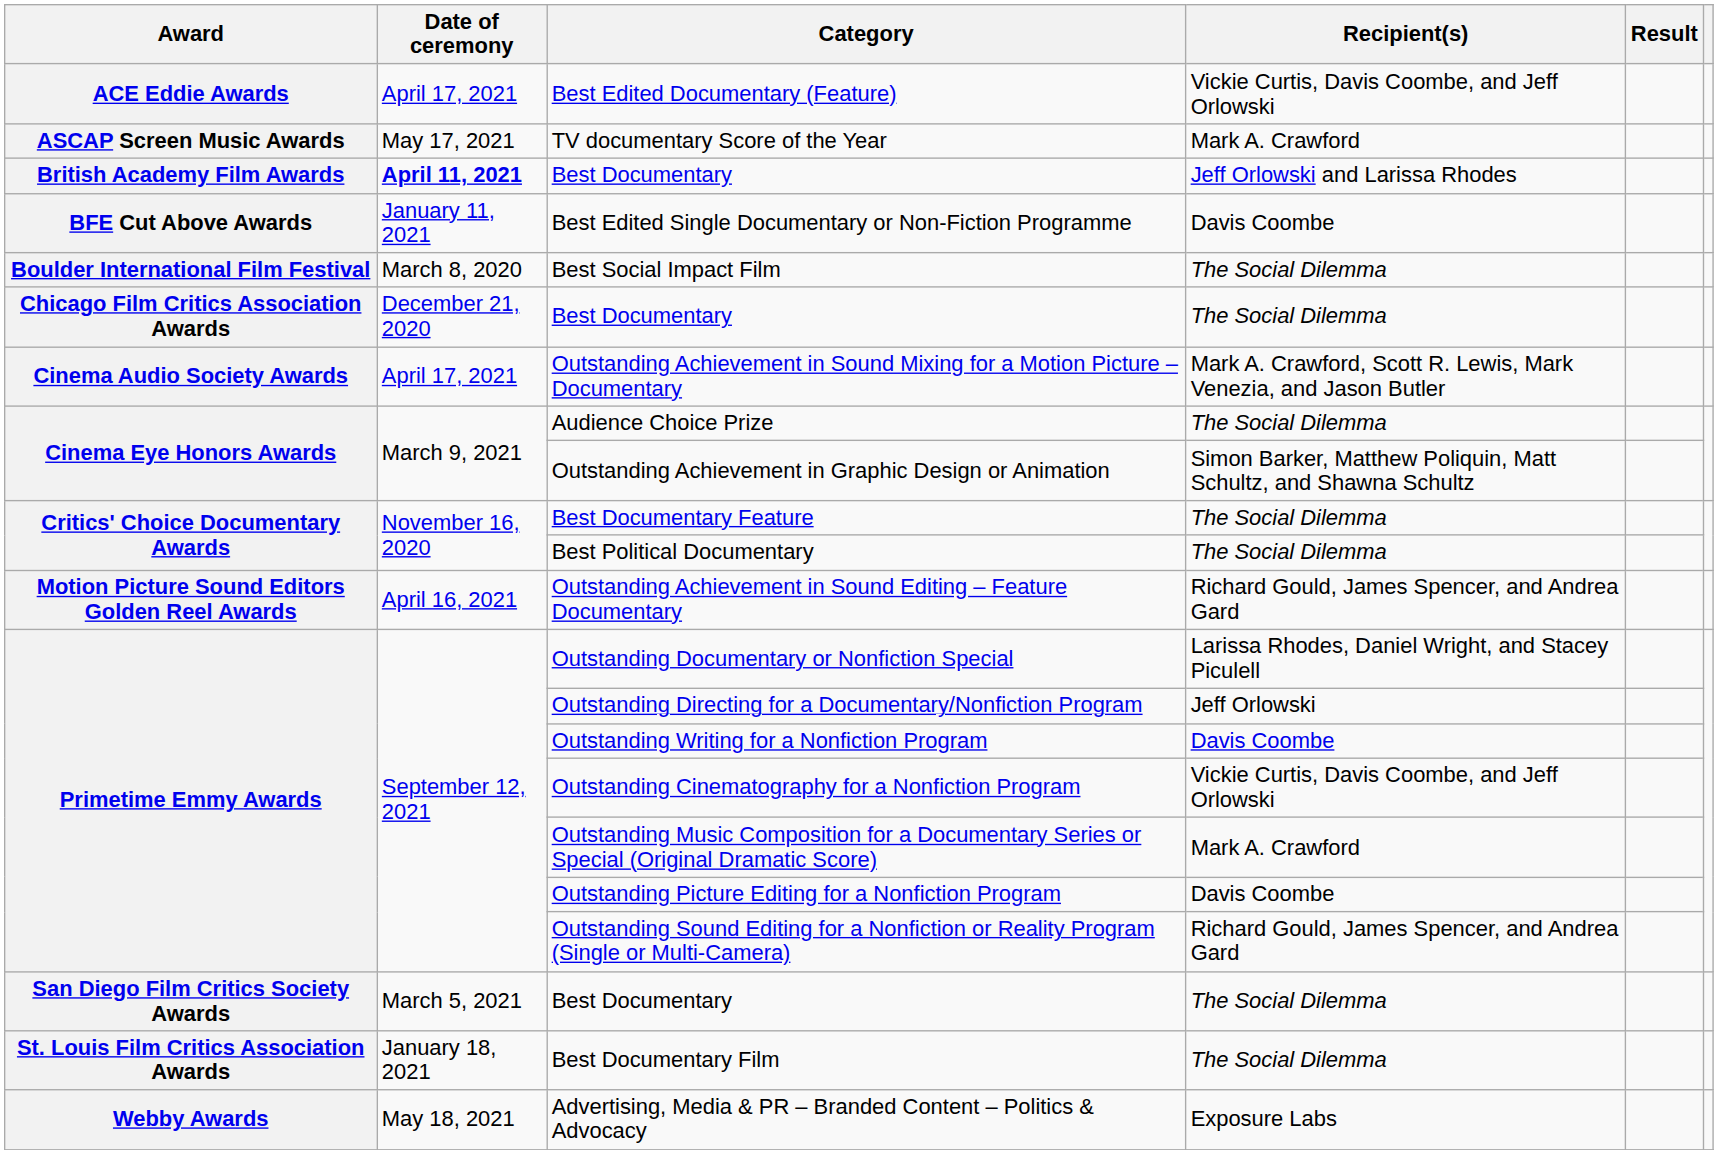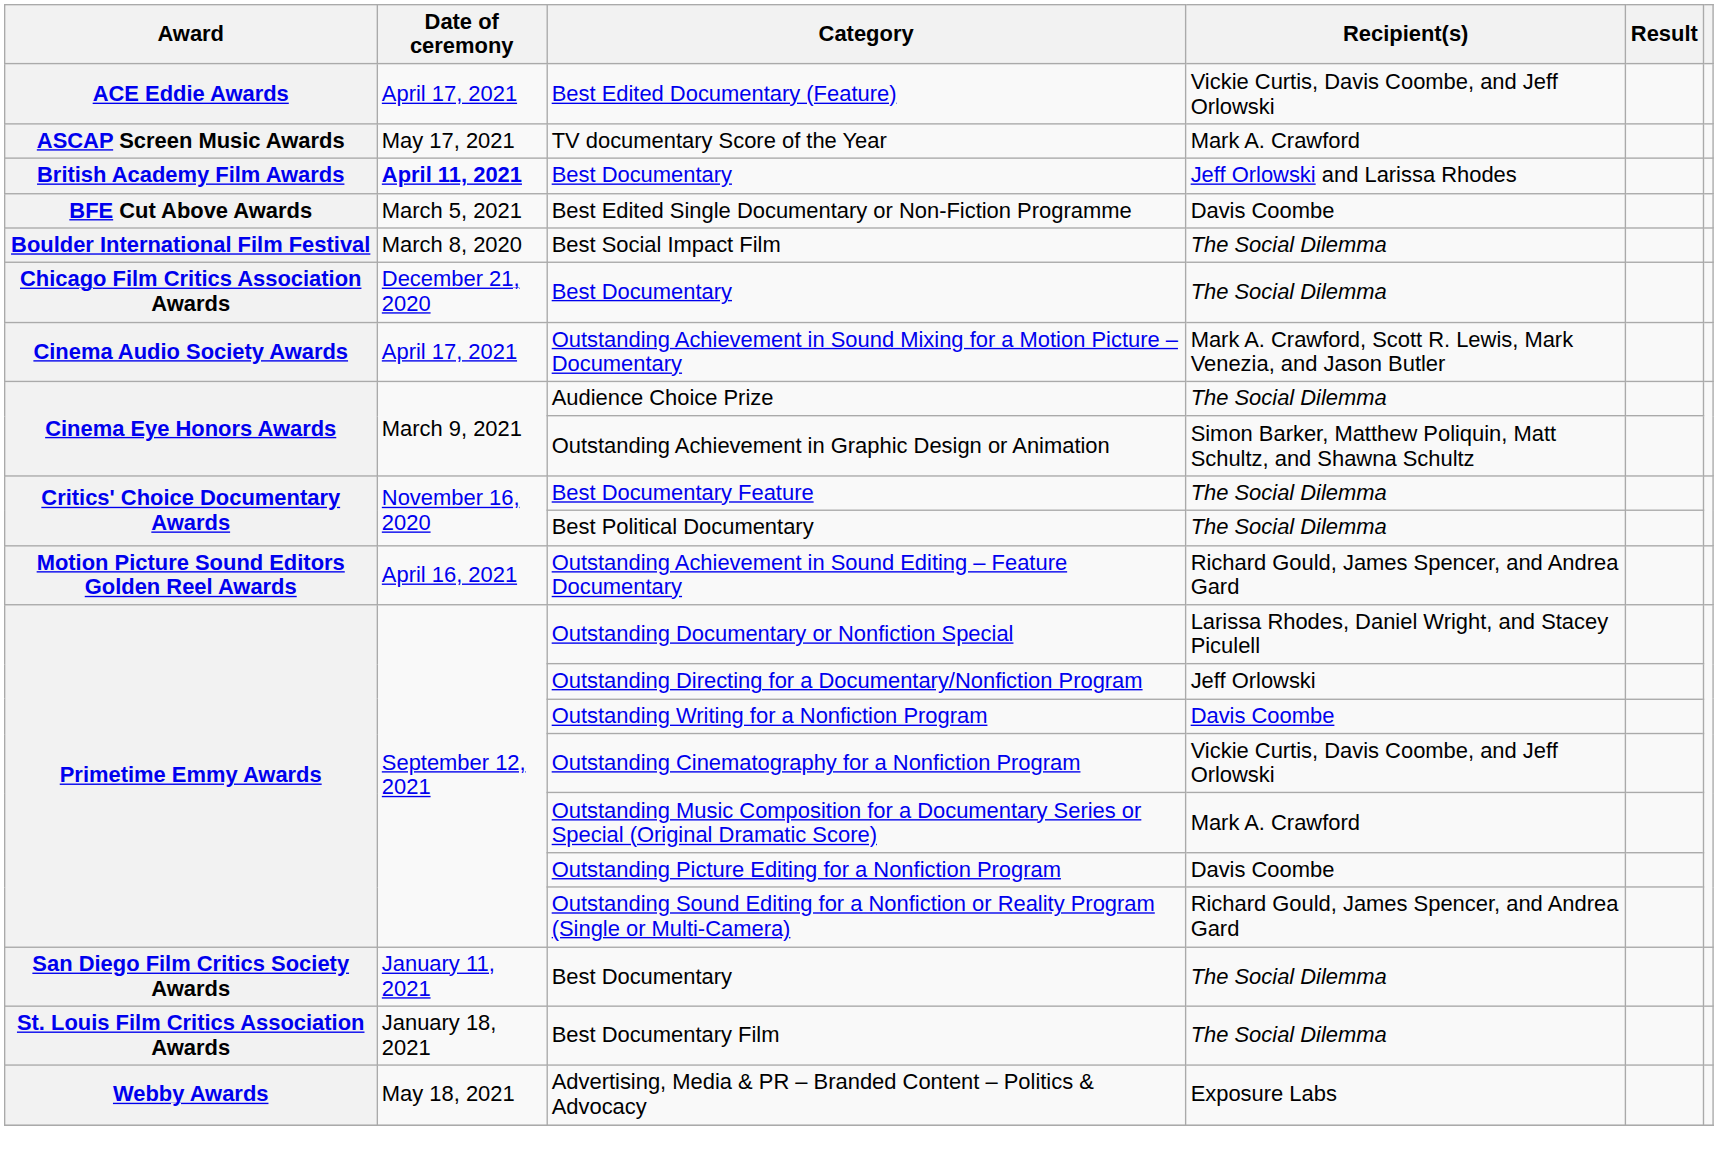(438, 222) January 11, 2021 -> (452, 210) March 5, 2021
(452, 1000) March 5, 2021 -> (438, 976) January 11, 2021
